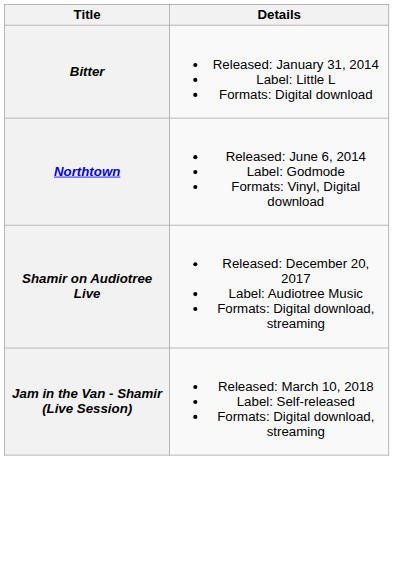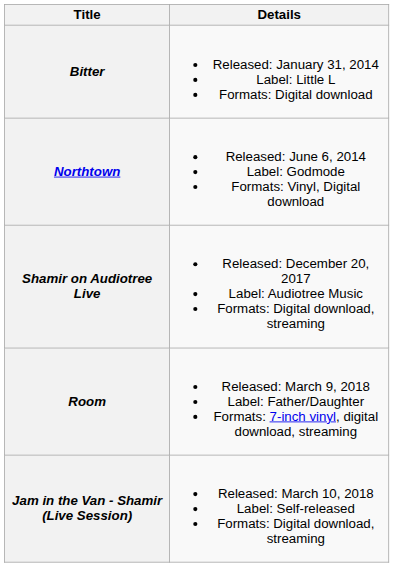+ row: (87, 401)
